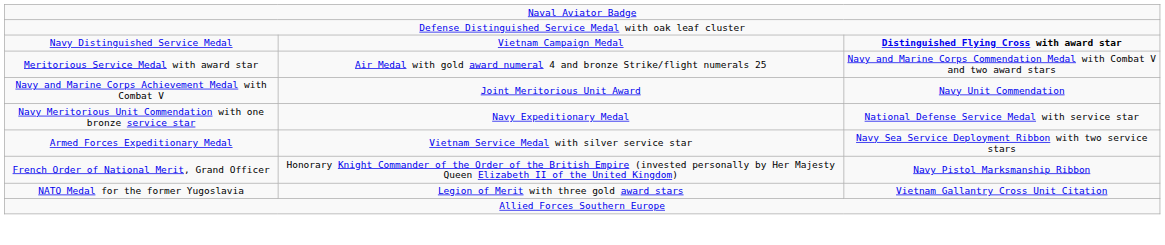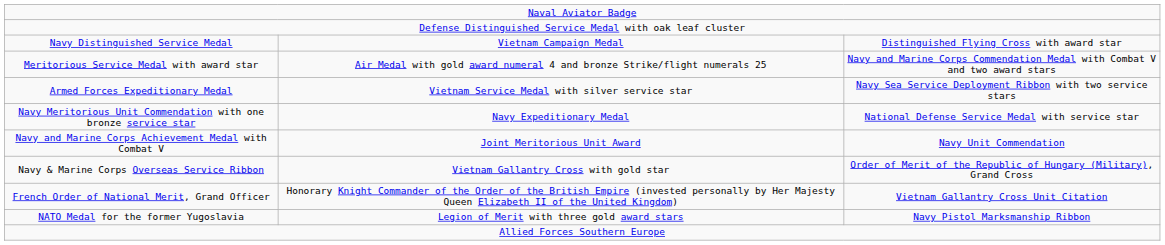(1002, 43) bold -> (1002, 43) normal
rows swapped: (141, 90) <-> (141, 143)
+ row: (141, 170)
(1002, 170) Navy Pistol Marksmanship Ribbon -> (1002, 196) Vietnam Gallantry Cross Unit Citation
(1002, 191) Vietnam Gallantry Cross Unit Citation -> (1002, 217) Navy Pistol Marksmanship Ribbon
